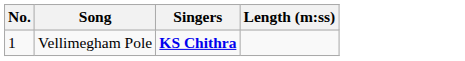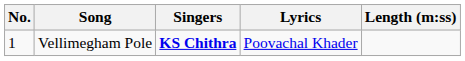+ column: (301, 17)
